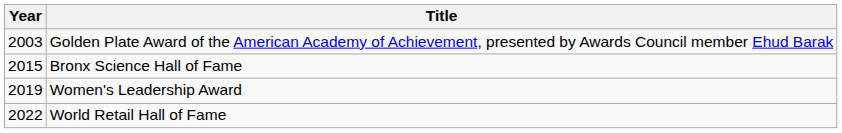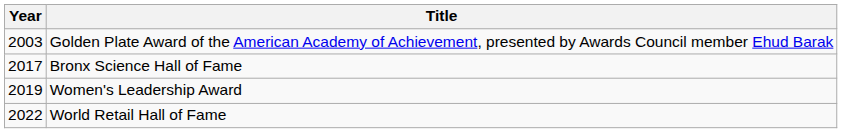(25, 66) 2015 -> (25, 66) 2017
